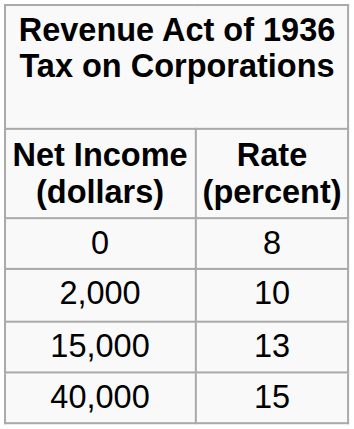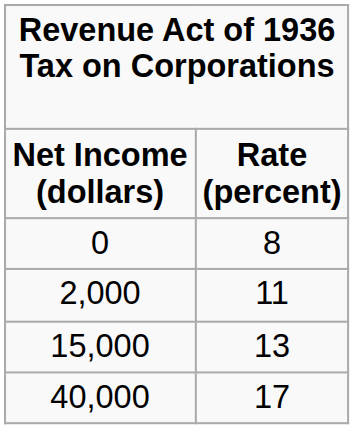(272, 294) 10 -> (272, 294) 11
(272, 397) 15 -> (272, 397) 17
